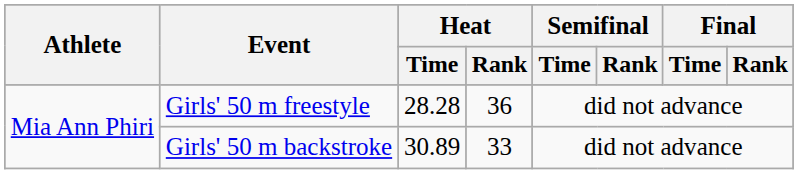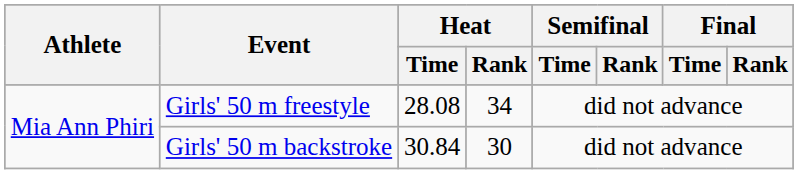(432, 105) 28.28 -> (432, 105) 28.08
(500, 105) 36 -> (500, 105) 34
(432, 147) 30.89 -> (432, 147) 30.84
(500, 147) 33 -> (500, 147) 30
